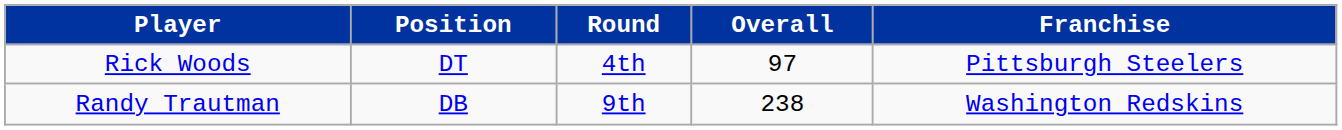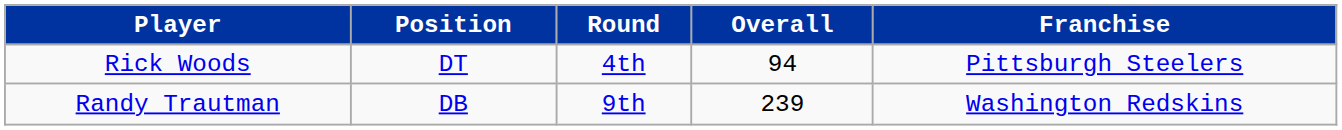(782, 64) 97 -> (782, 64) 94
(782, 104) 238 -> (782, 104) 239
